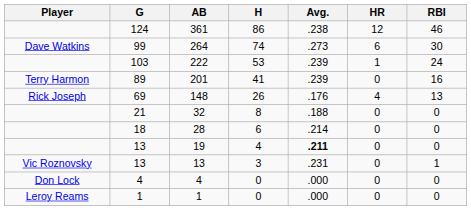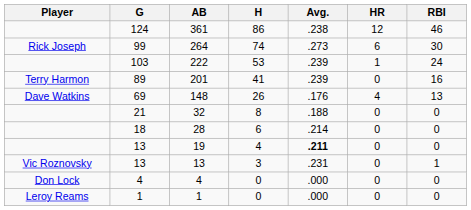(57, 46) Dave Watkins -> (57, 46) Rick Joseph
(57, 96) Rick Joseph -> (57, 96) Dave Watkins
